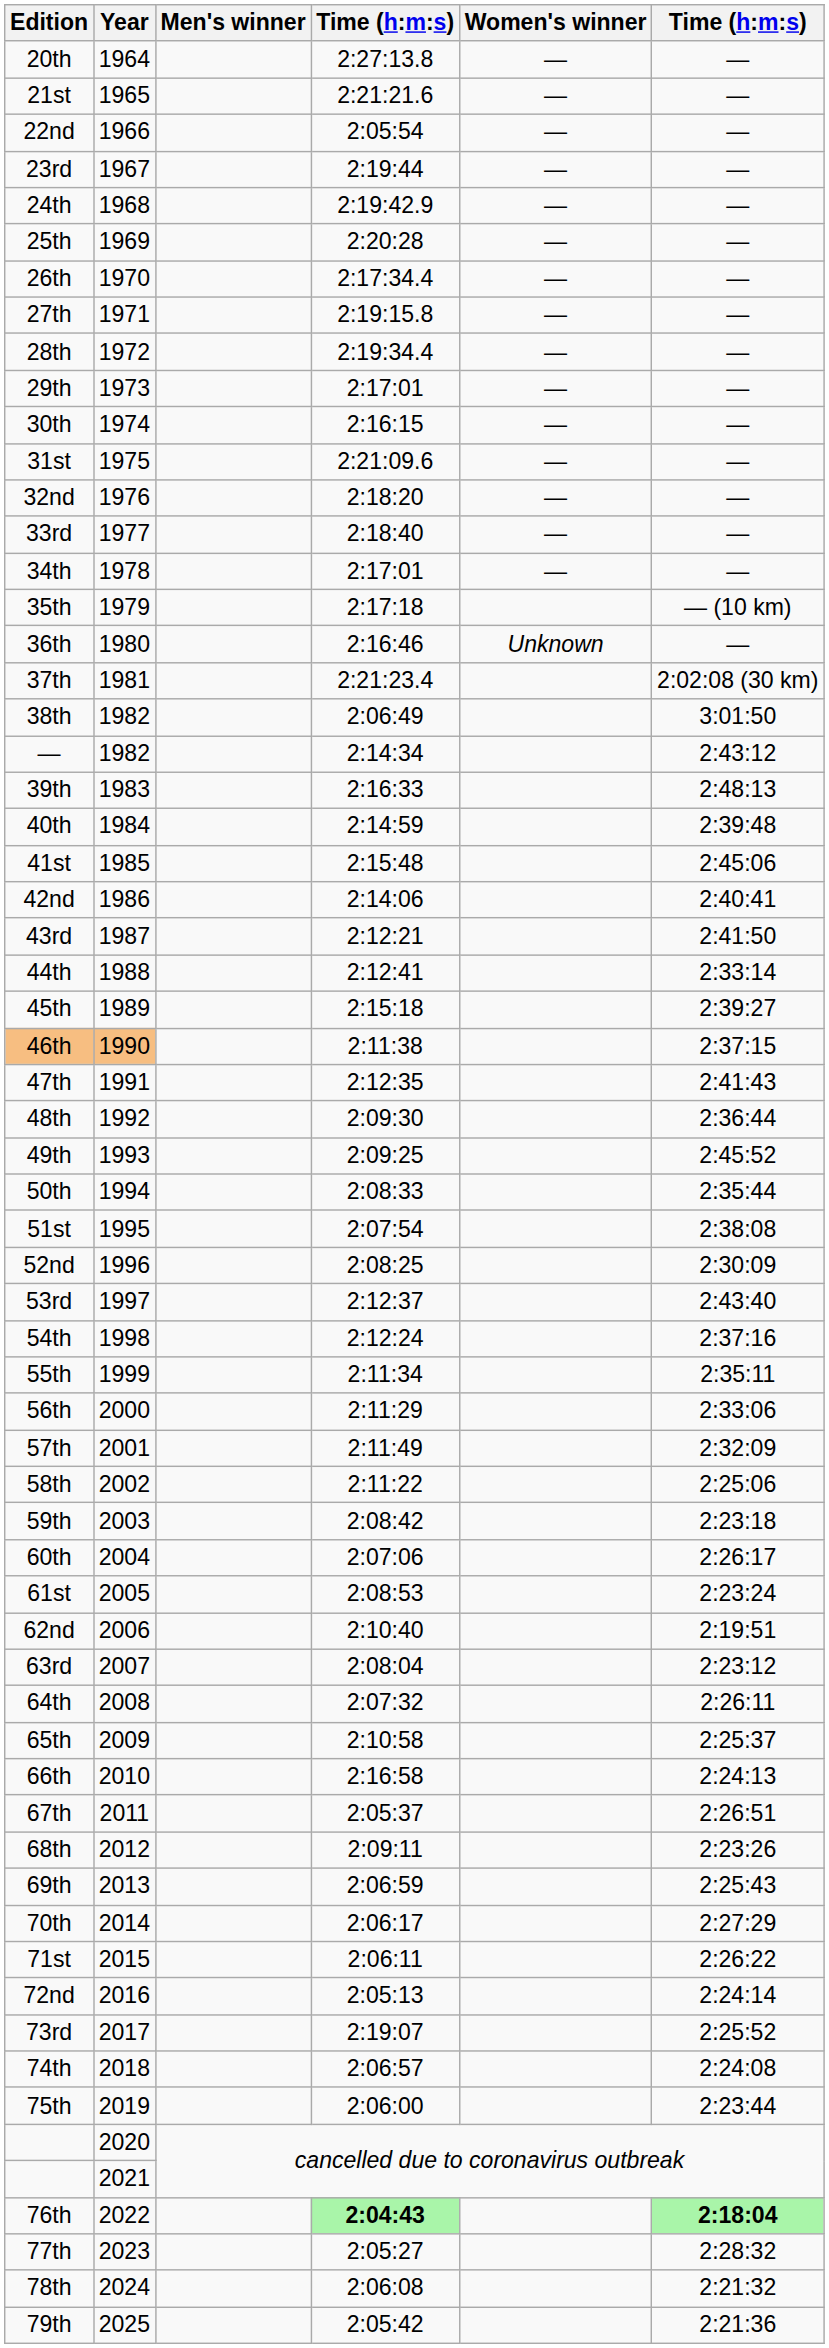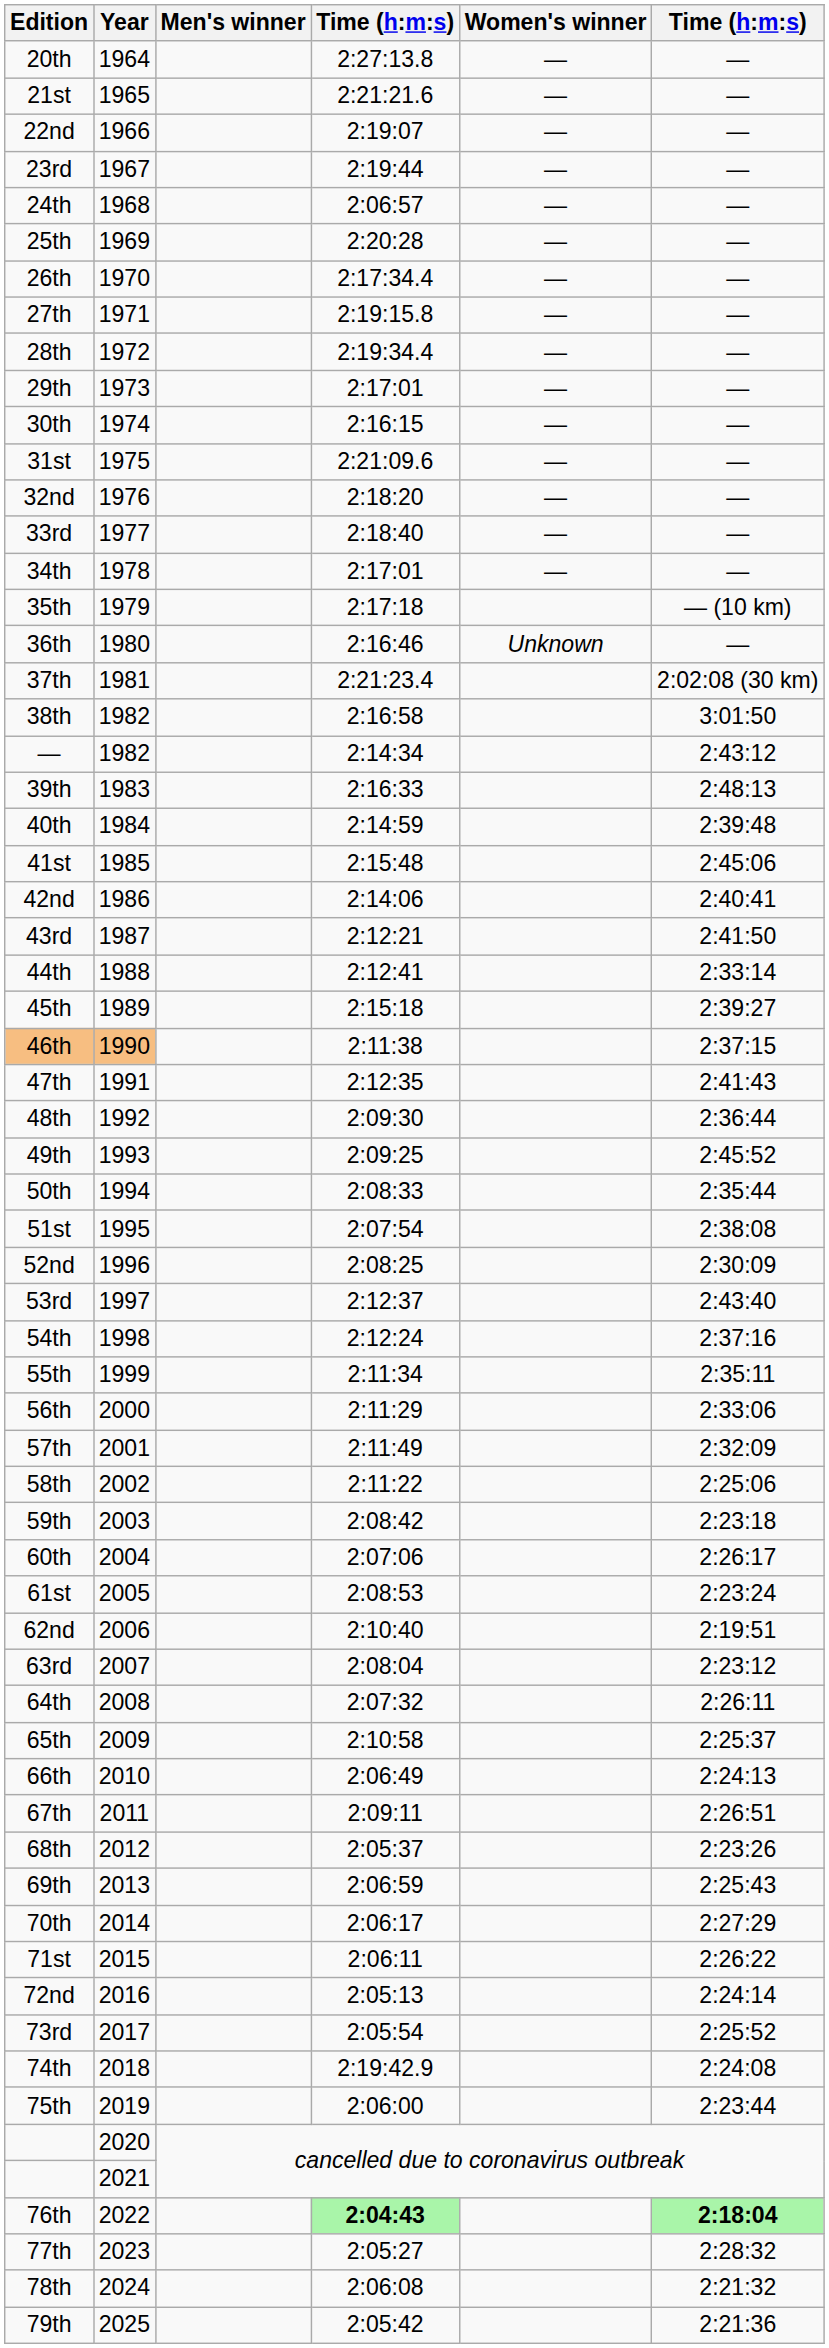(385, 132) 2:05:54 -> (385, 132) 2:19:07
(385, 205) 2:19:42.9 -> (385, 205) 2:06:57
(385, 717) 2:06:49 -> (385, 717) 2:16:58
(385, 1776) 2:16:58 -> (385, 1776) 2:06:49
(385, 1813) 2:05:37 -> (385, 1813) 2:09:11
(385, 1849) 2:09:11 -> (385, 1849) 2:05:37
(385, 2032) 2:19:07 -> (385, 2032) 2:05:54
(385, 2069) 2:06:57 -> (385, 2069) 2:19:42.9
